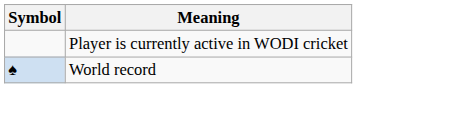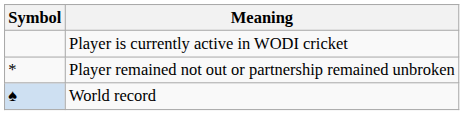+ row: (262, 69)
